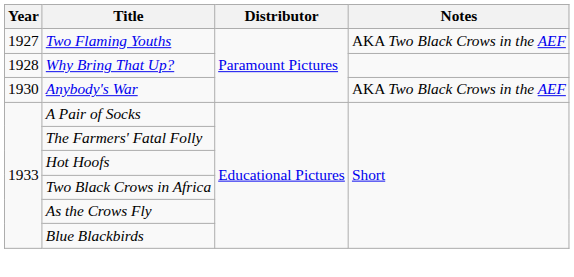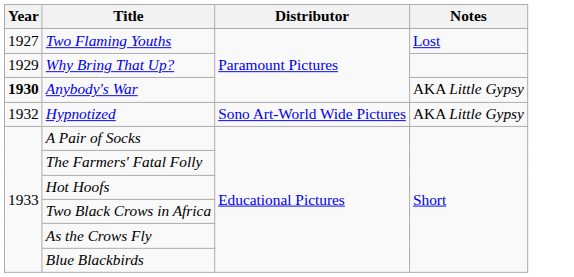(459, 41) AKA Two Black Crows in the AEF -> (427, 41) Lost
(23, 65) 1928 -> (23, 65) 1929
(23, 89) normal -> (23, 89) bold
(459, 89) AKA Two Black Crows in the AEF -> (468, 89) AKA Little Gypsy
+ row: (81, 114)
